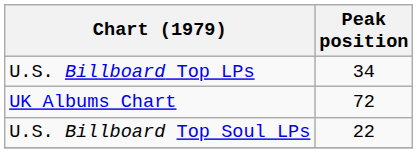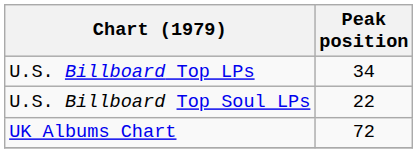rows swapped: (160, 132) <-> (93, 102)
